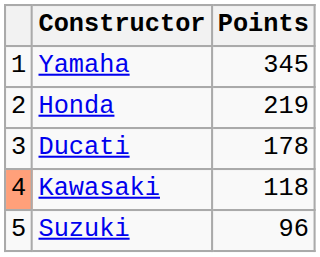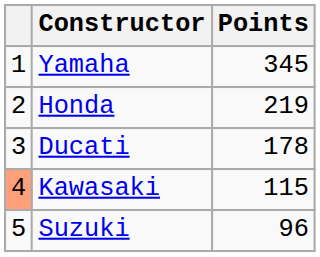(286, 189) 118 -> (286, 189) 115
